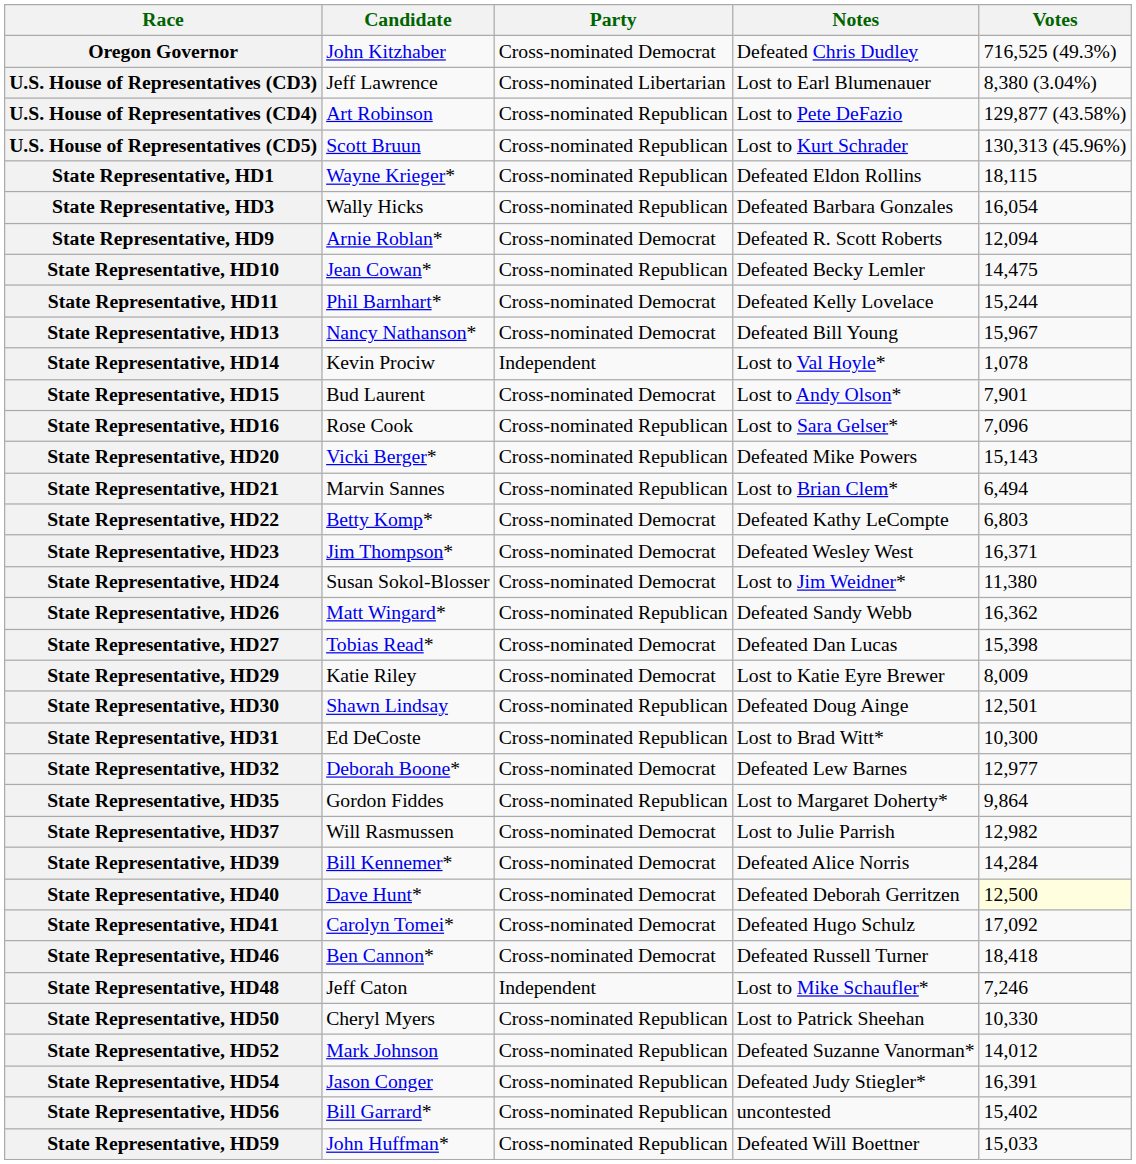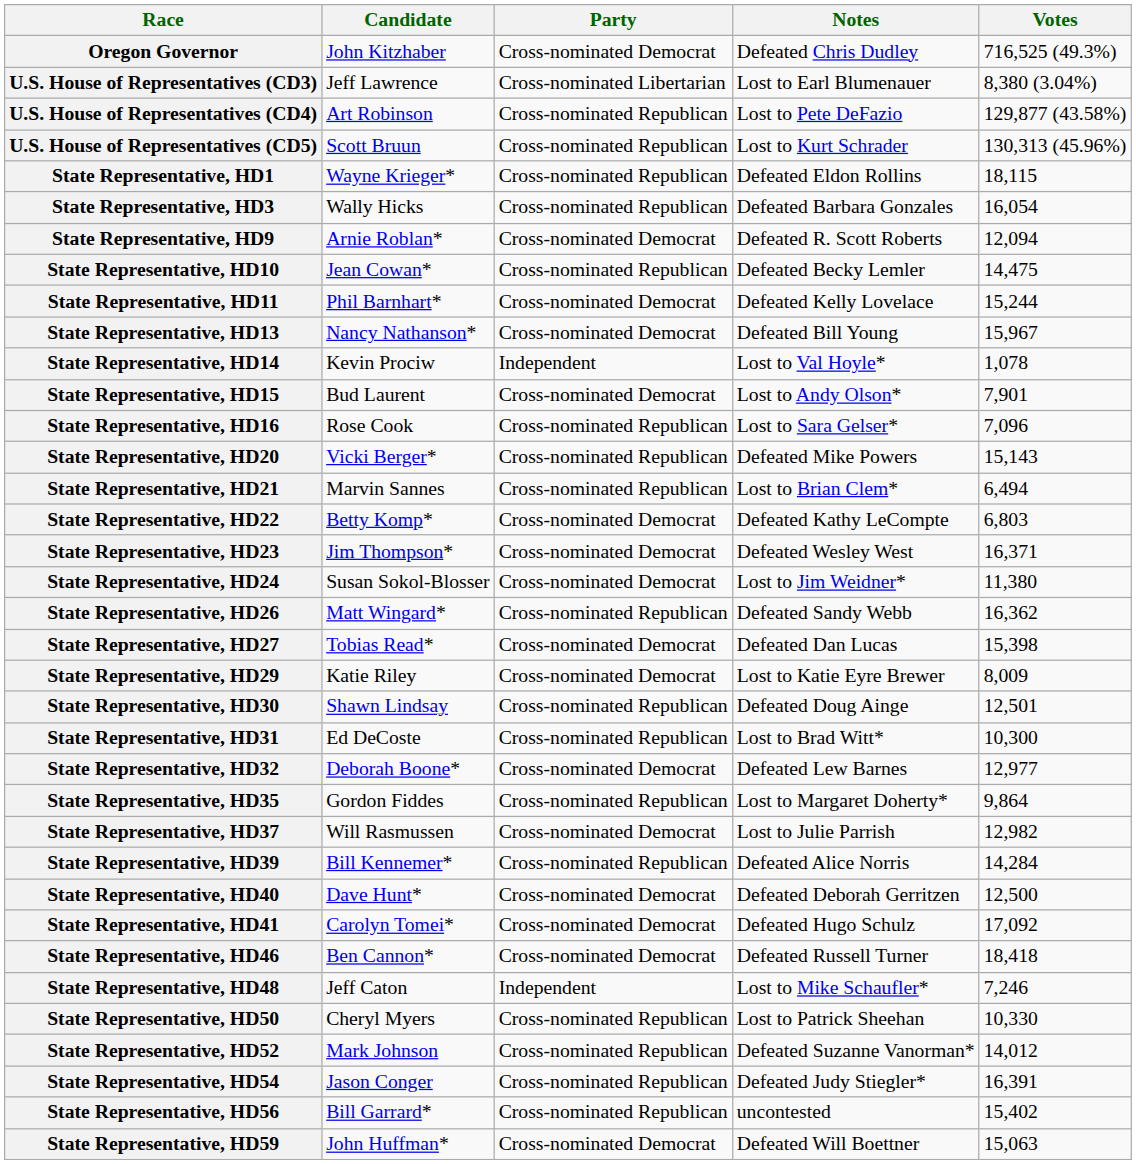(607, 862) Cross-nominated Democrat -> (613, 862) Cross-nominated Republican
(1011, 894) lightyellow background -> (1011, 894) no background
(613, 1143) Cross-nominated Republican -> (607, 1143) Cross-nominated Democrat
(1011, 1143) 15,033 -> (1011, 1143) 15,063
